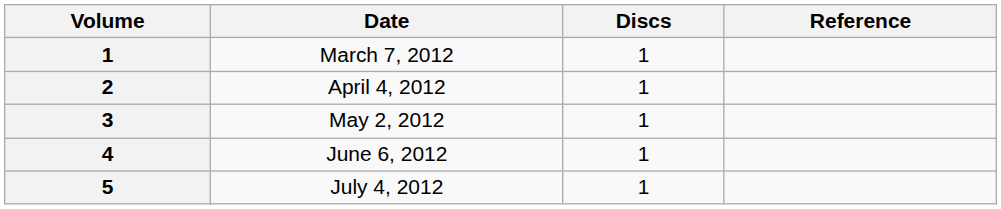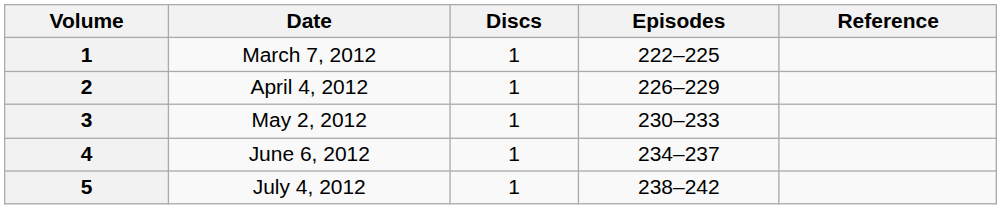+ column: (679, 21)
